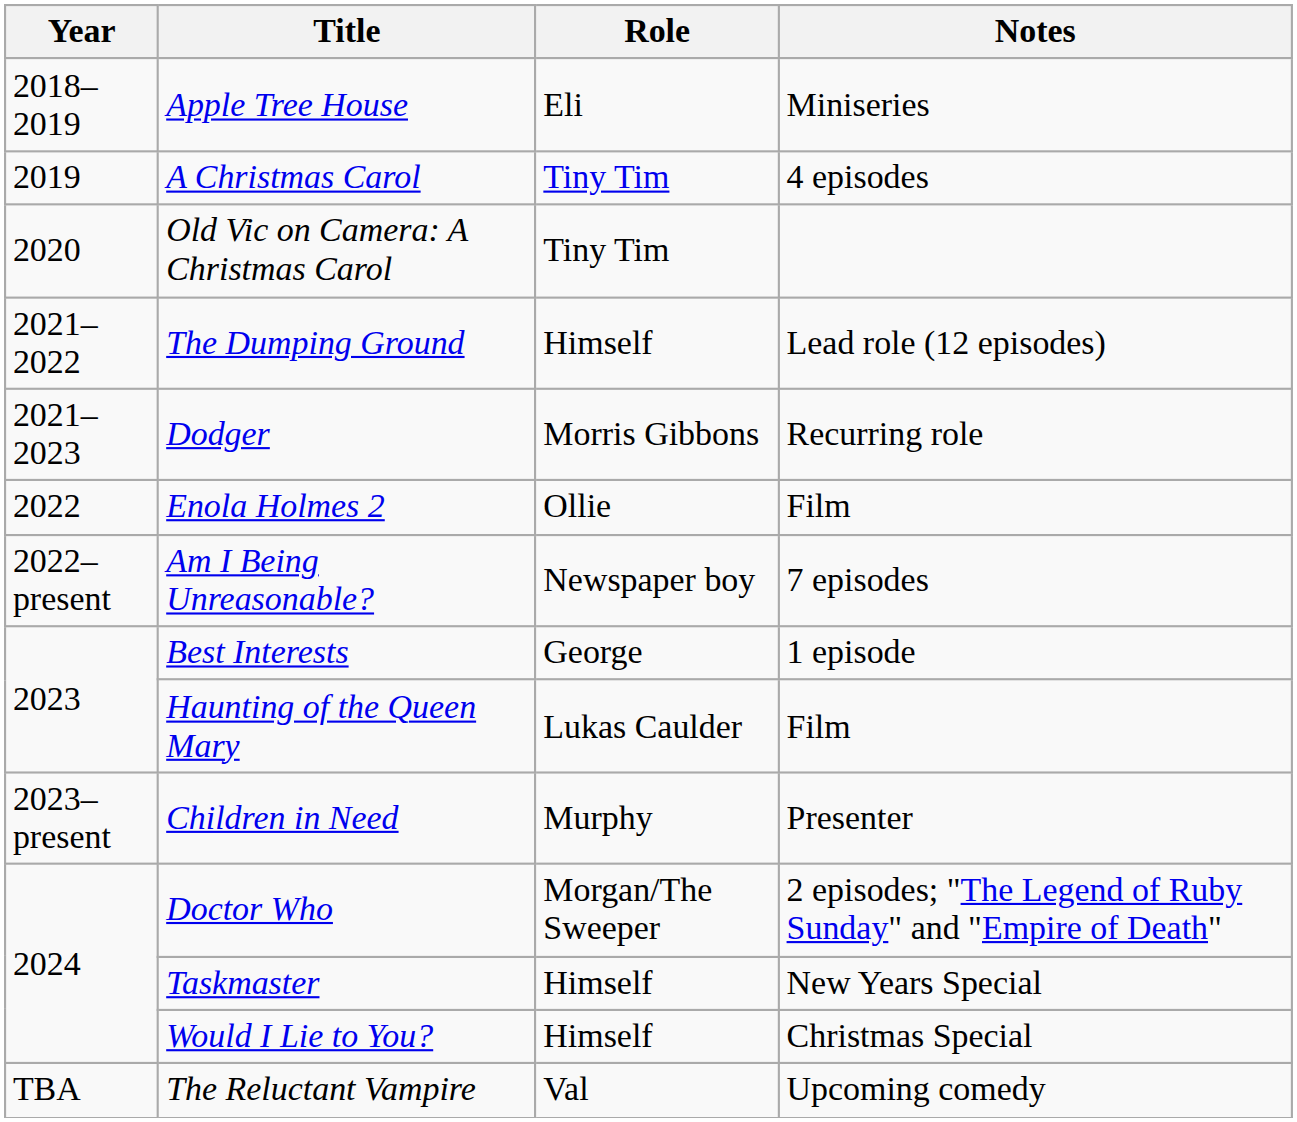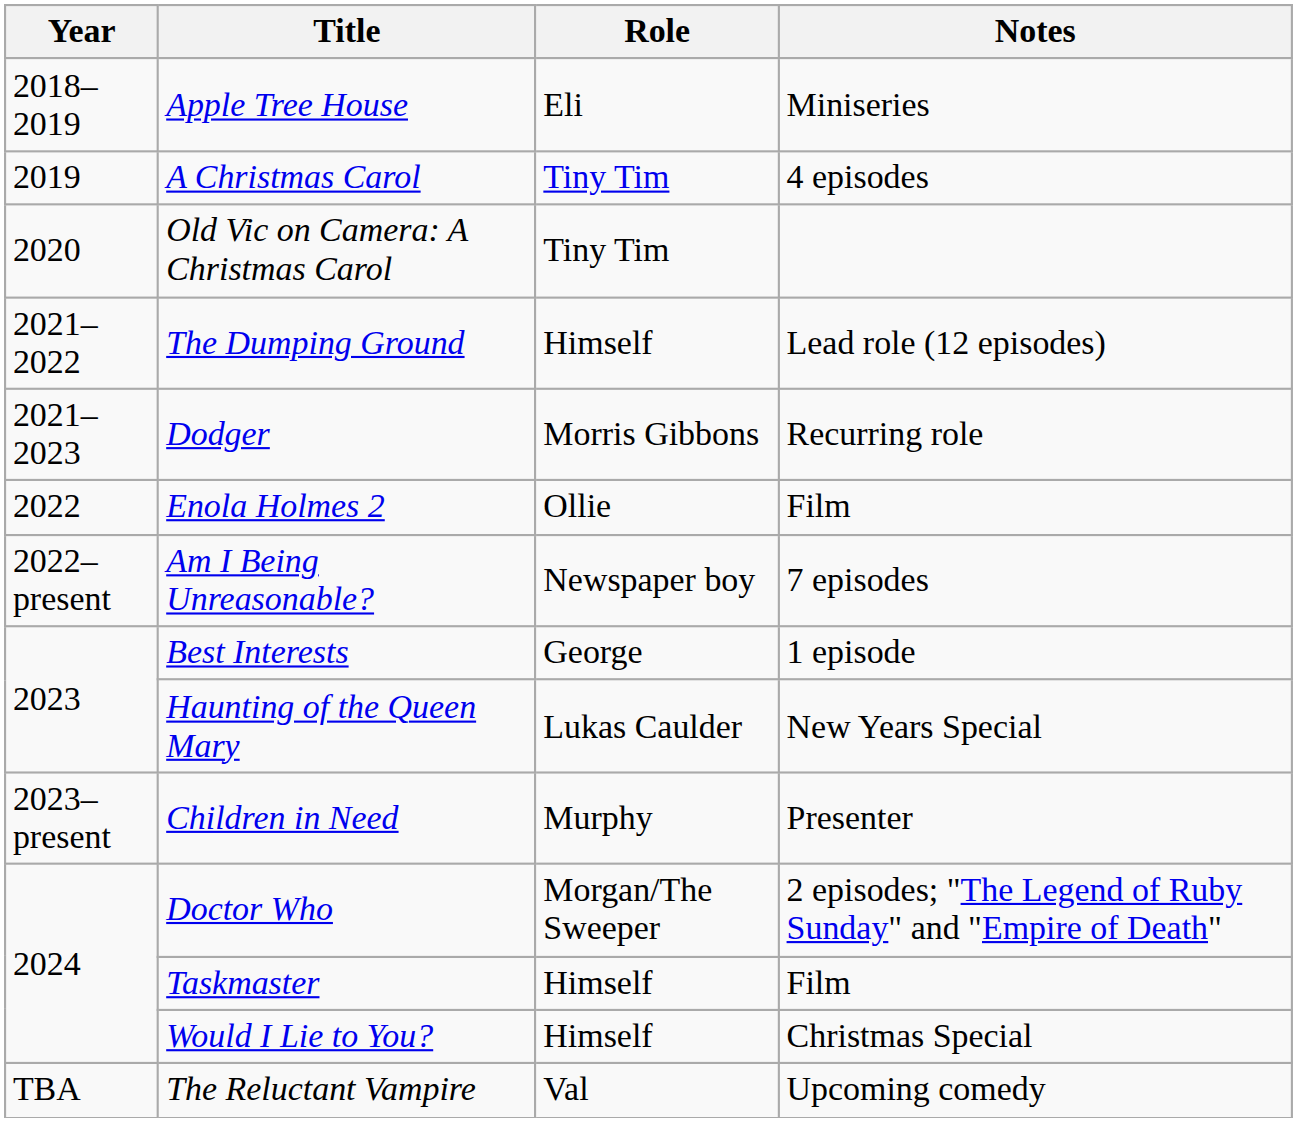(819, 725) Film -> (914, 725) New Years Special
(914, 982) New Years Special -> (819, 982) Film
